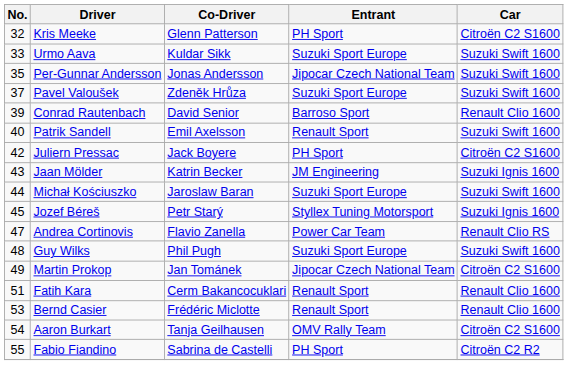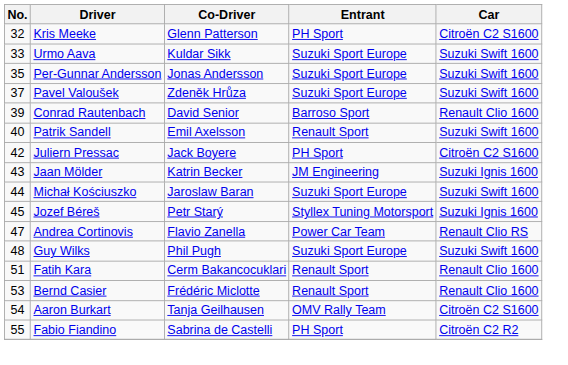(373, 73) Jipocar Czech National Team -> (349, 73) Suzuki Sport Europe
- row: (72, 270)
